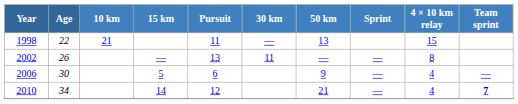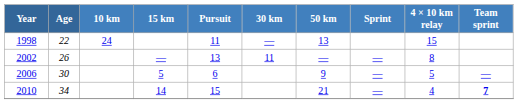(107, 41) 21 -> (107, 41) 24
(432, 74) 4 -> (432, 74) 5
(215, 91) 12 -> (215, 91) 15
